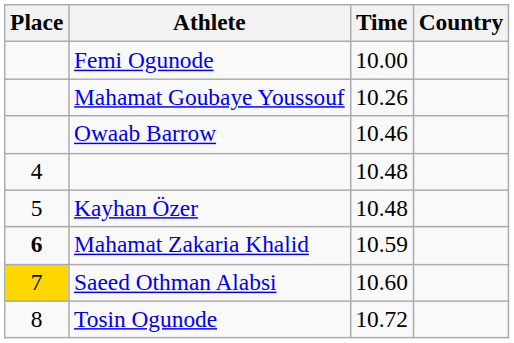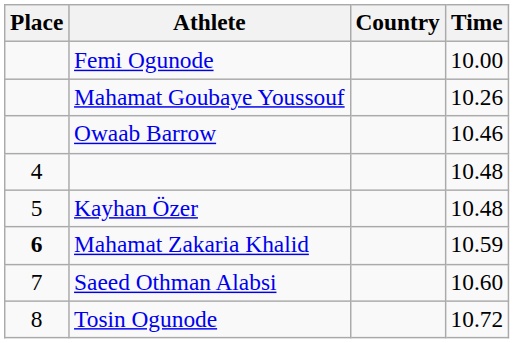columns swapped: (461, 23) <-> (382, 23)
(37, 282) gold background -> (37, 282) no background
